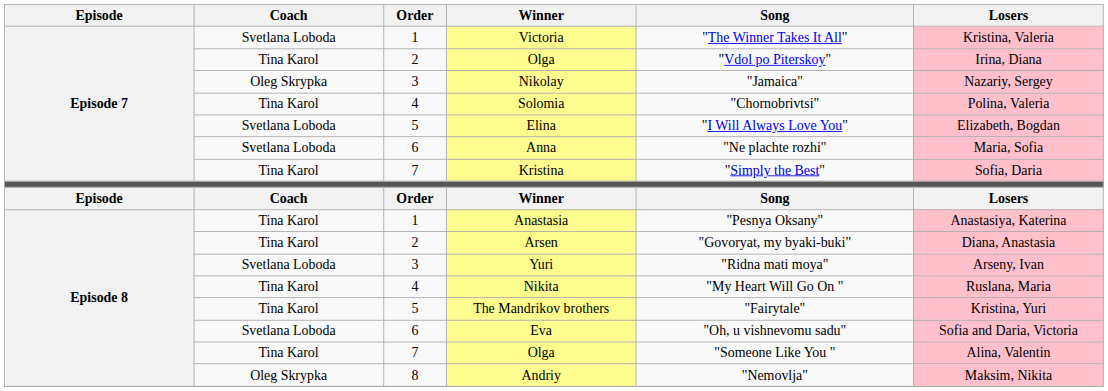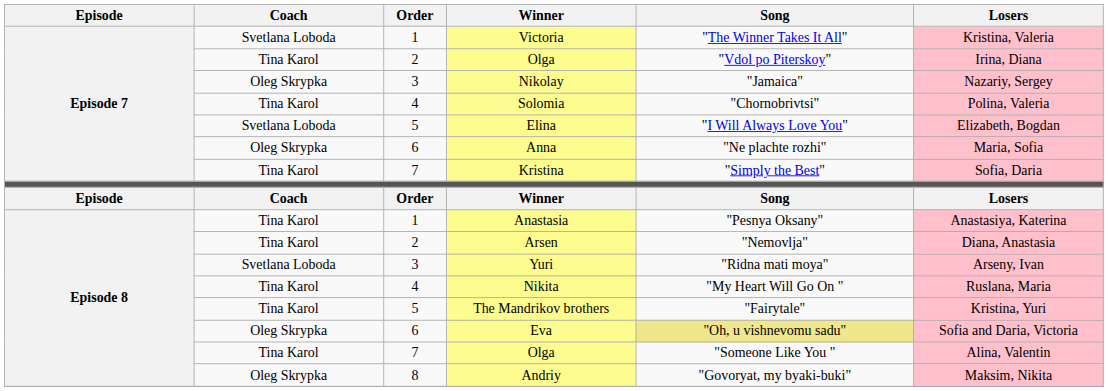(289, 147) Svetlana Loboda -> (289, 147) Oleg Skrypka
(775, 242) "Govoryat, my byaki-buki" -> (775, 242) "Nemovlja"
(289, 331) Svetlana Loboda -> (289, 331) Oleg Skrypka
(775, 331) no background -> (775, 331) khaki background
(775, 375) "Nemovlja" -> (775, 375) "Govoryat, my byaki-buki"
